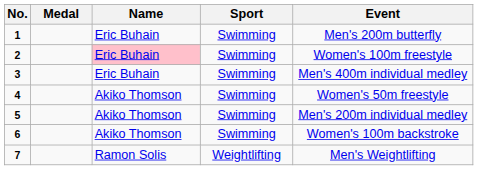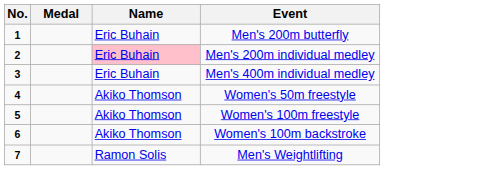- column: (247, 14)
(383, 54) Women's 100m freestyle -> (290, 54) Men's 200m individual medley
(383, 114) Men's 200m individual medley -> (290, 114) Women's 100m freestyle
